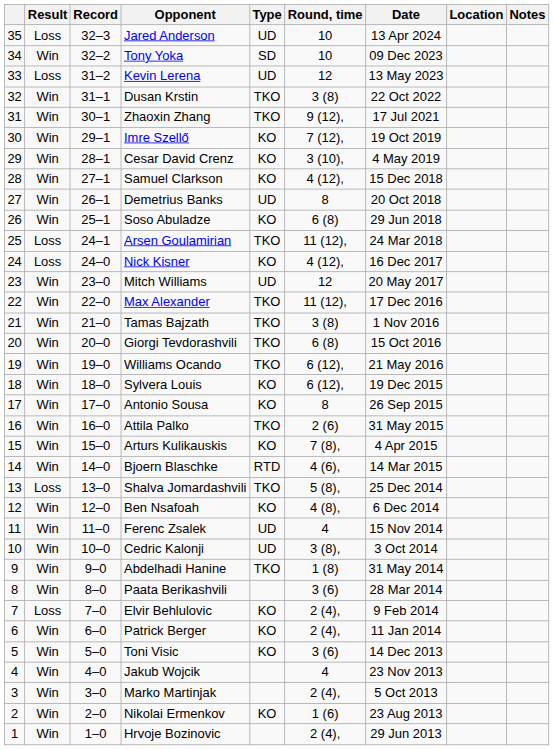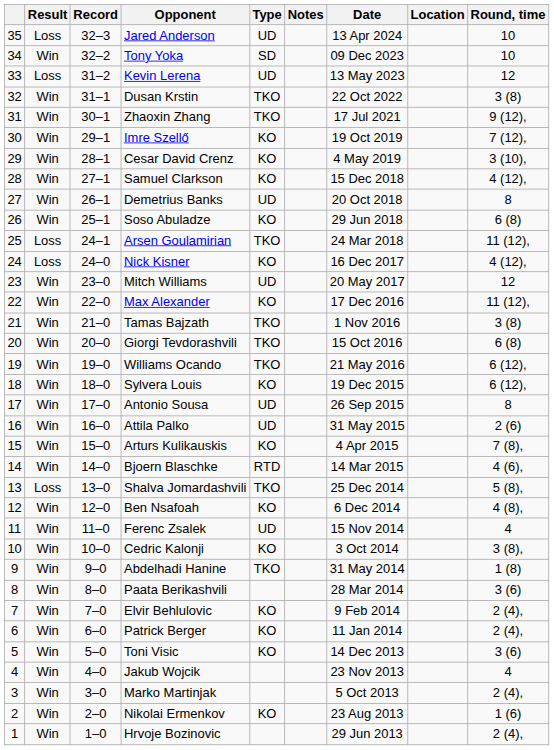columns swapped: (325, 14) <-> (527, 14)
(267, 302) TKO -> (267, 302) KO
(267, 405) KO -> (267, 405) UD
(267, 425) TKO -> (267, 425) UD
(267, 549) UD -> (267, 549) KO
(48, 610) Loss -> (48, 610) Win
